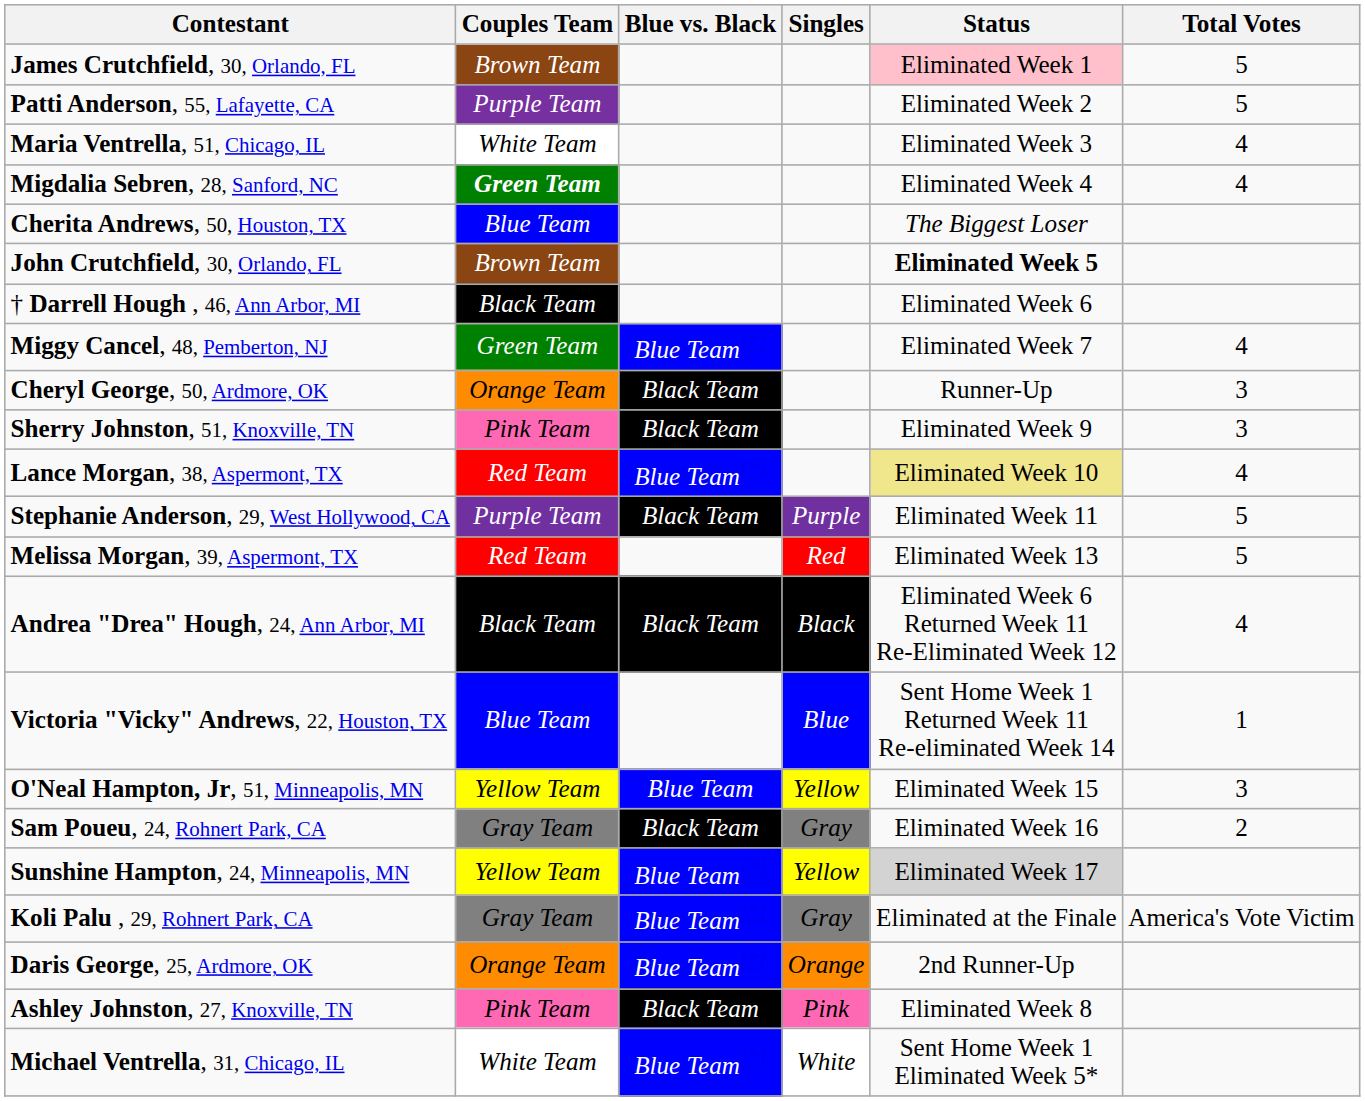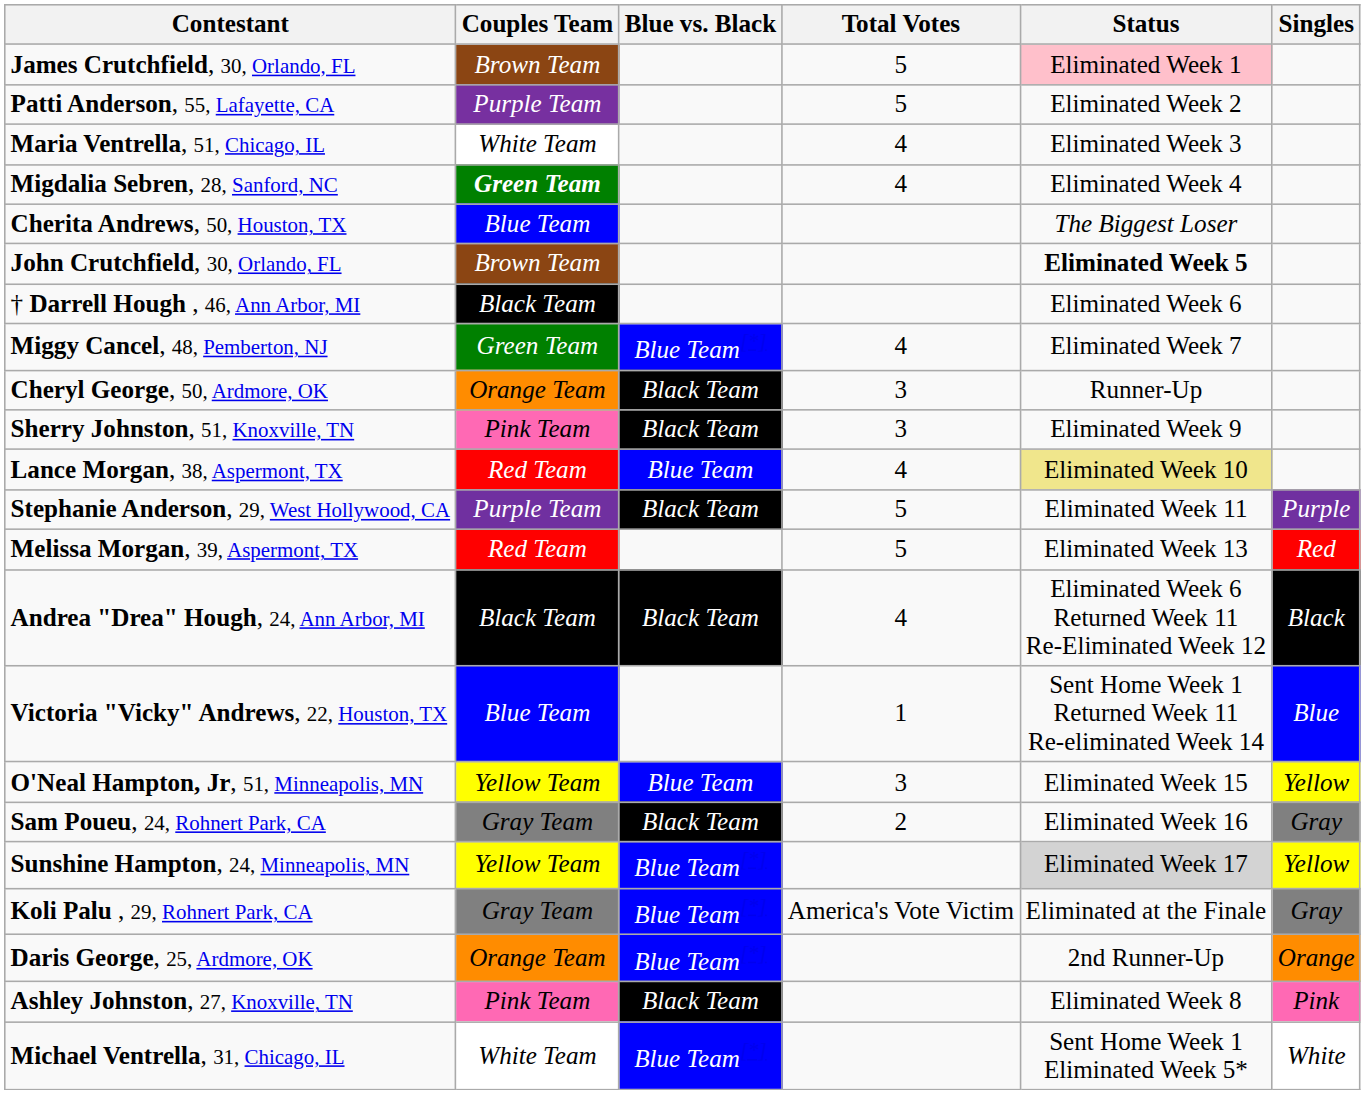columns swapped: (826, 24) <-> (1241, 24)
(700, 472) Blue Team[*] -> (700, 469) Blue Team
